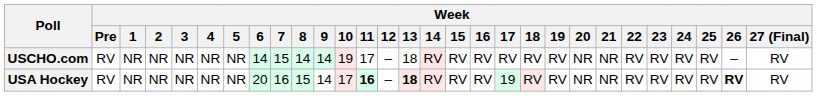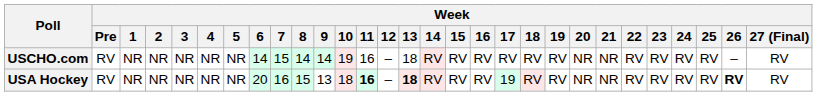(367, 58) 17 -> (367, 58) 16
(324, 79) 14 -> (324, 79) 13
(346, 79) 17 -> (346, 79) 18
